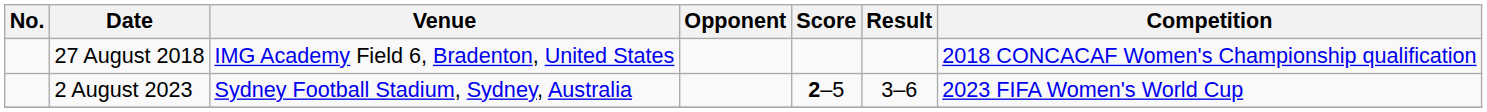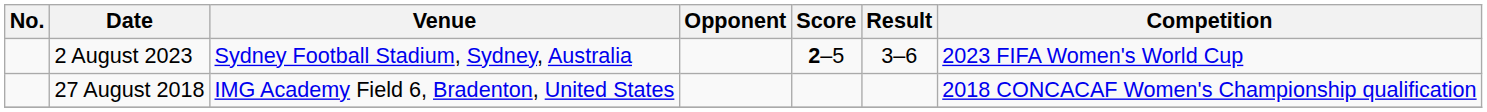rows swapped: (129, 55) <-> (123, 90)
